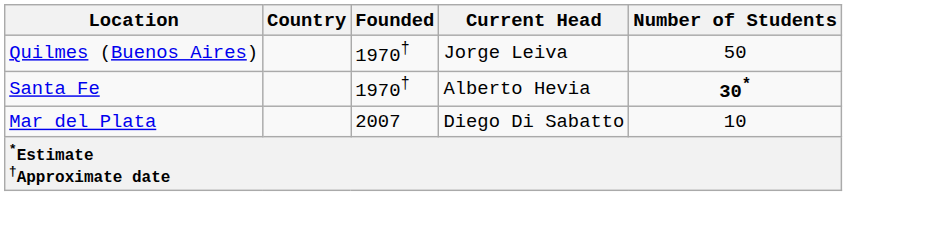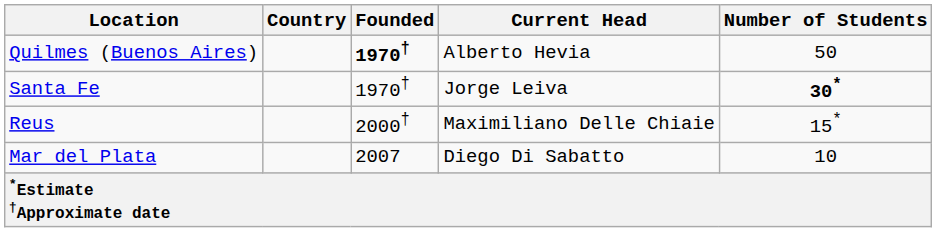(383, 53) normal -> (383, 53) bold
(506, 53) Jorge Leiva -> (517, 53) Alberto Hevia
(517, 89) Alberto Hevia -> (506, 89) Jorge Leiva
+ row: (32, 124)
